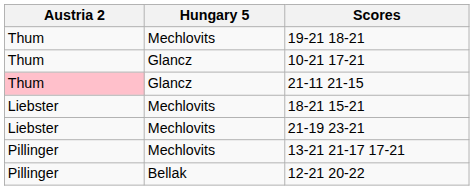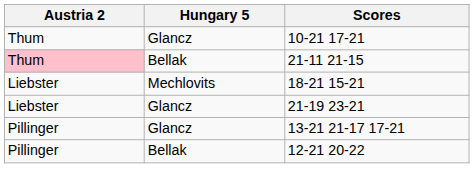- row: (326, 38)
(170, 83) Glancz -> (167, 60) Bellak
(181, 128) Mechlovits -> (170, 106) Glancz
(181, 151) Mechlovits -> (170, 128) Glancz
